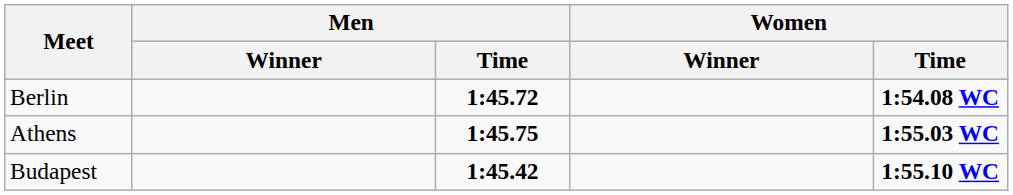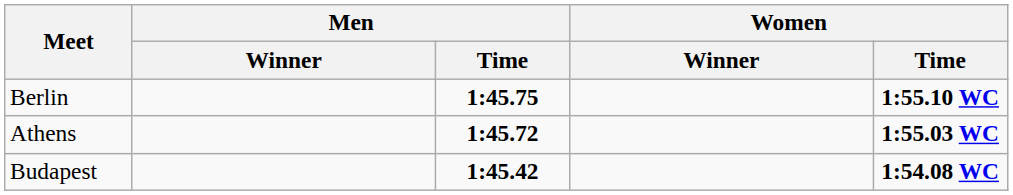(502, 97) 1:45.72 -> (502, 97) 1:45.75
(940, 97) 1:54.08 WC -> (940, 97) 1:55.10 WC
(502, 134) 1:45.75 -> (502, 134) 1:45.72
(940, 171) 1:55.10 WC -> (940, 171) 1:54.08 WC
